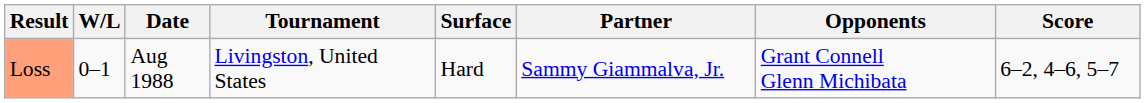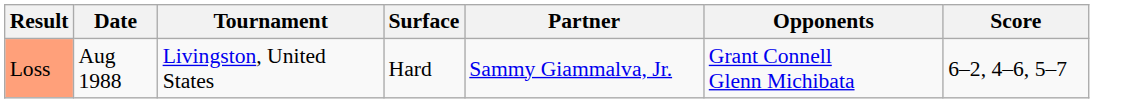- column: (99, 21)
